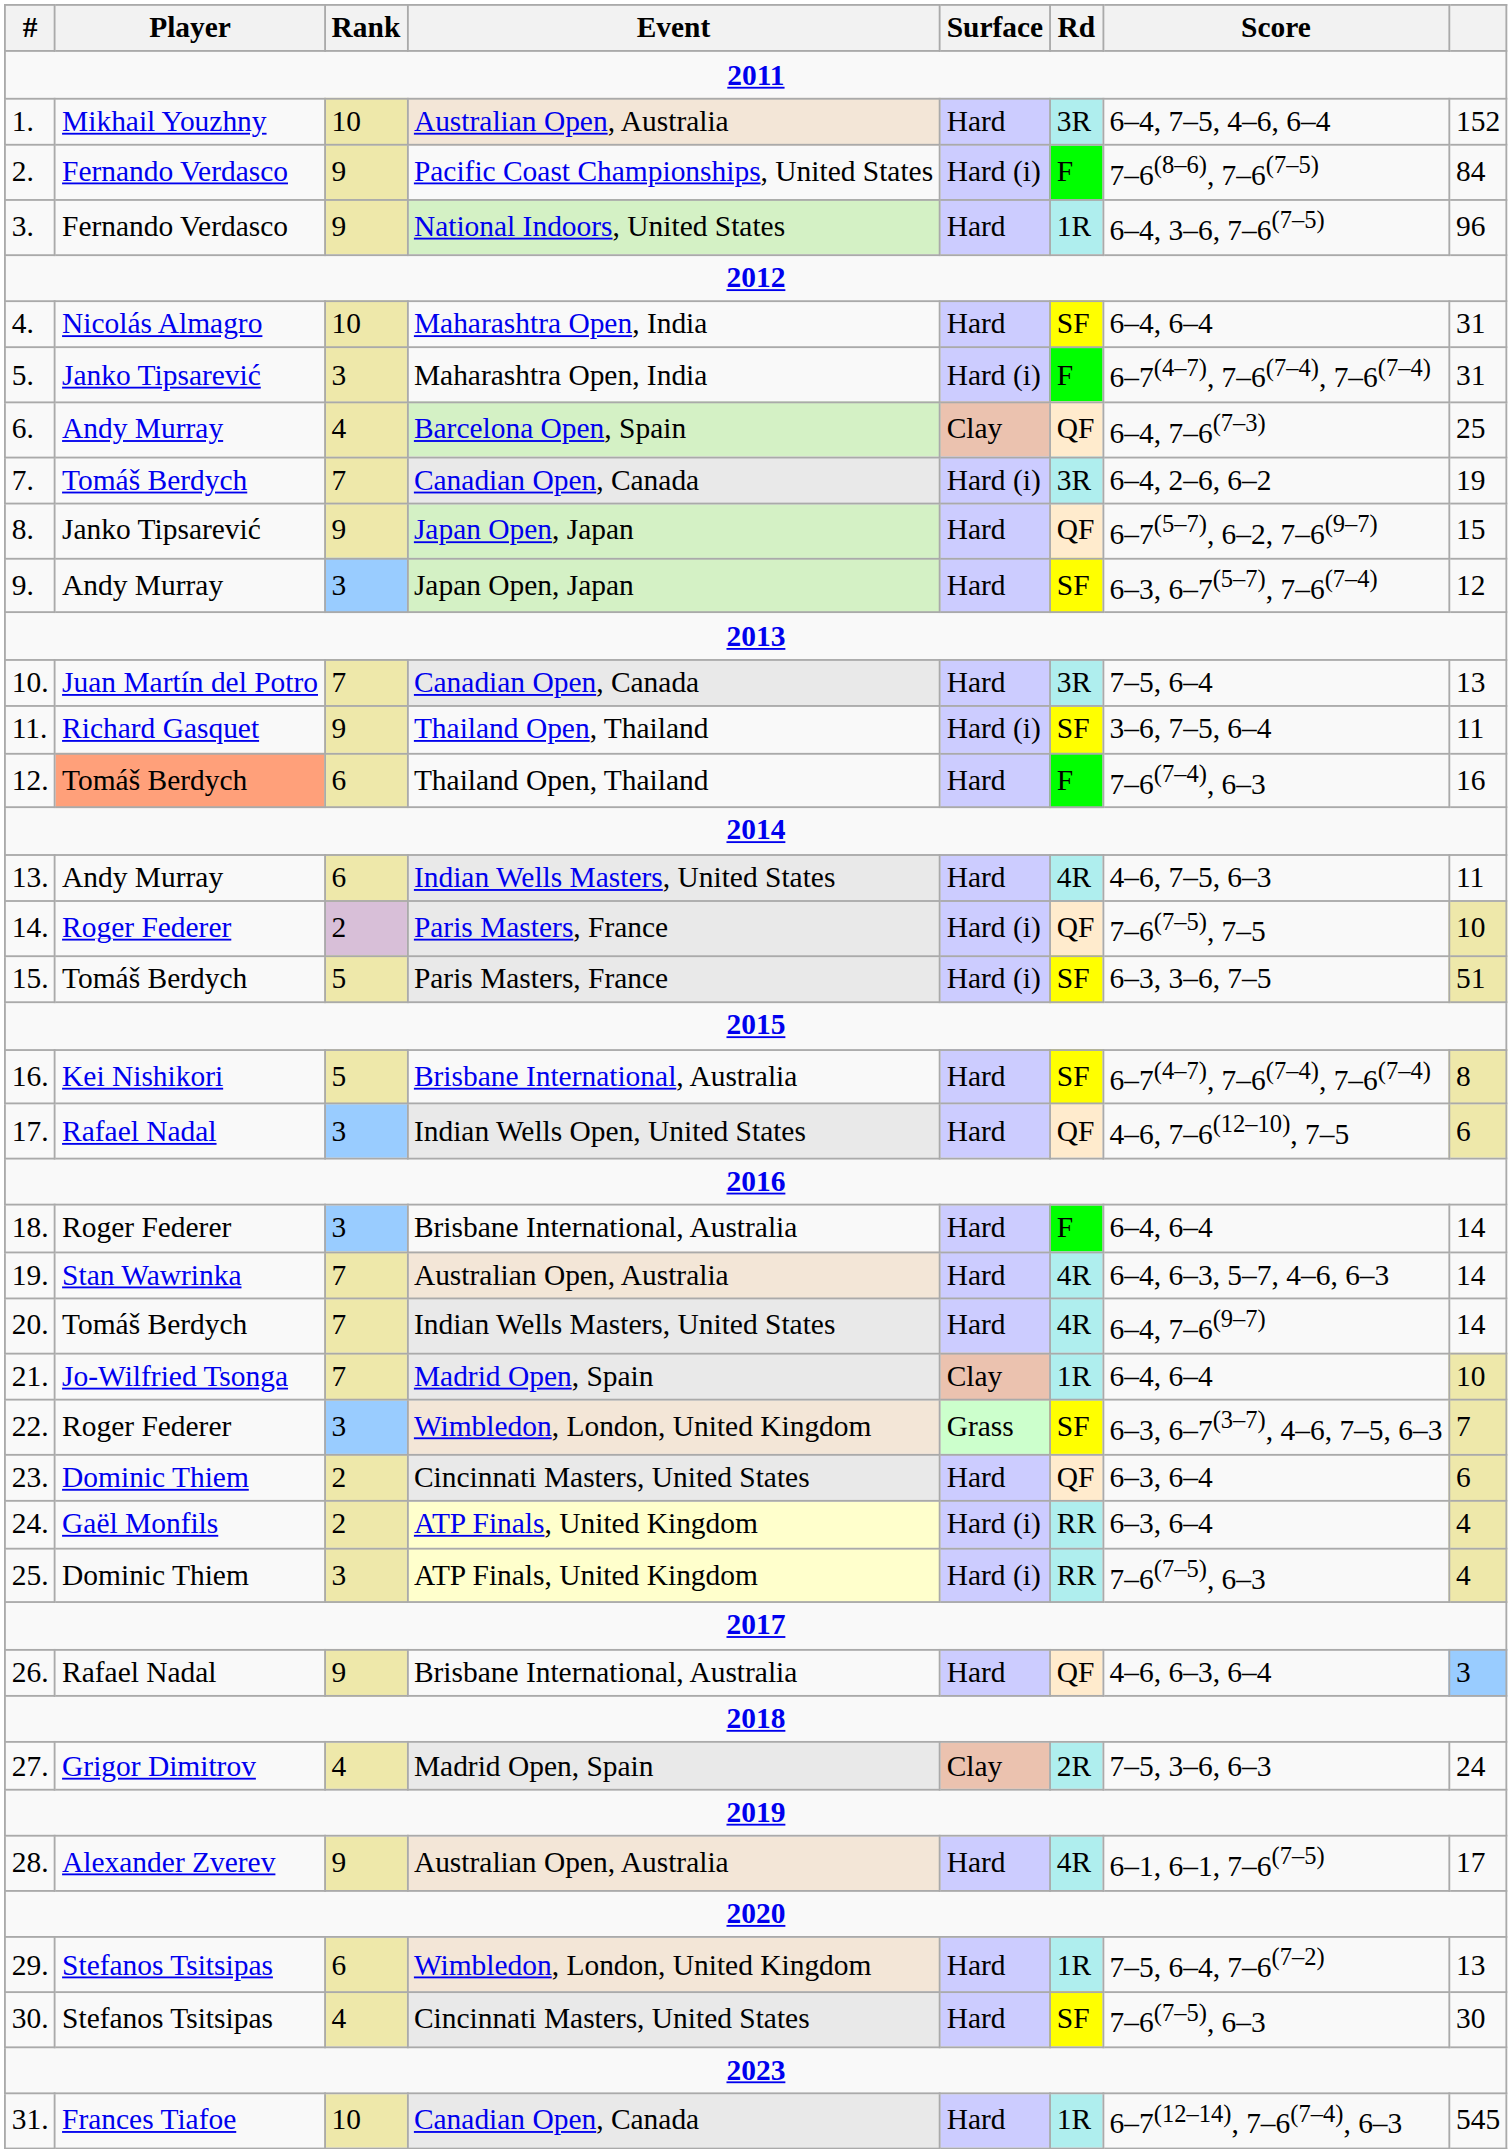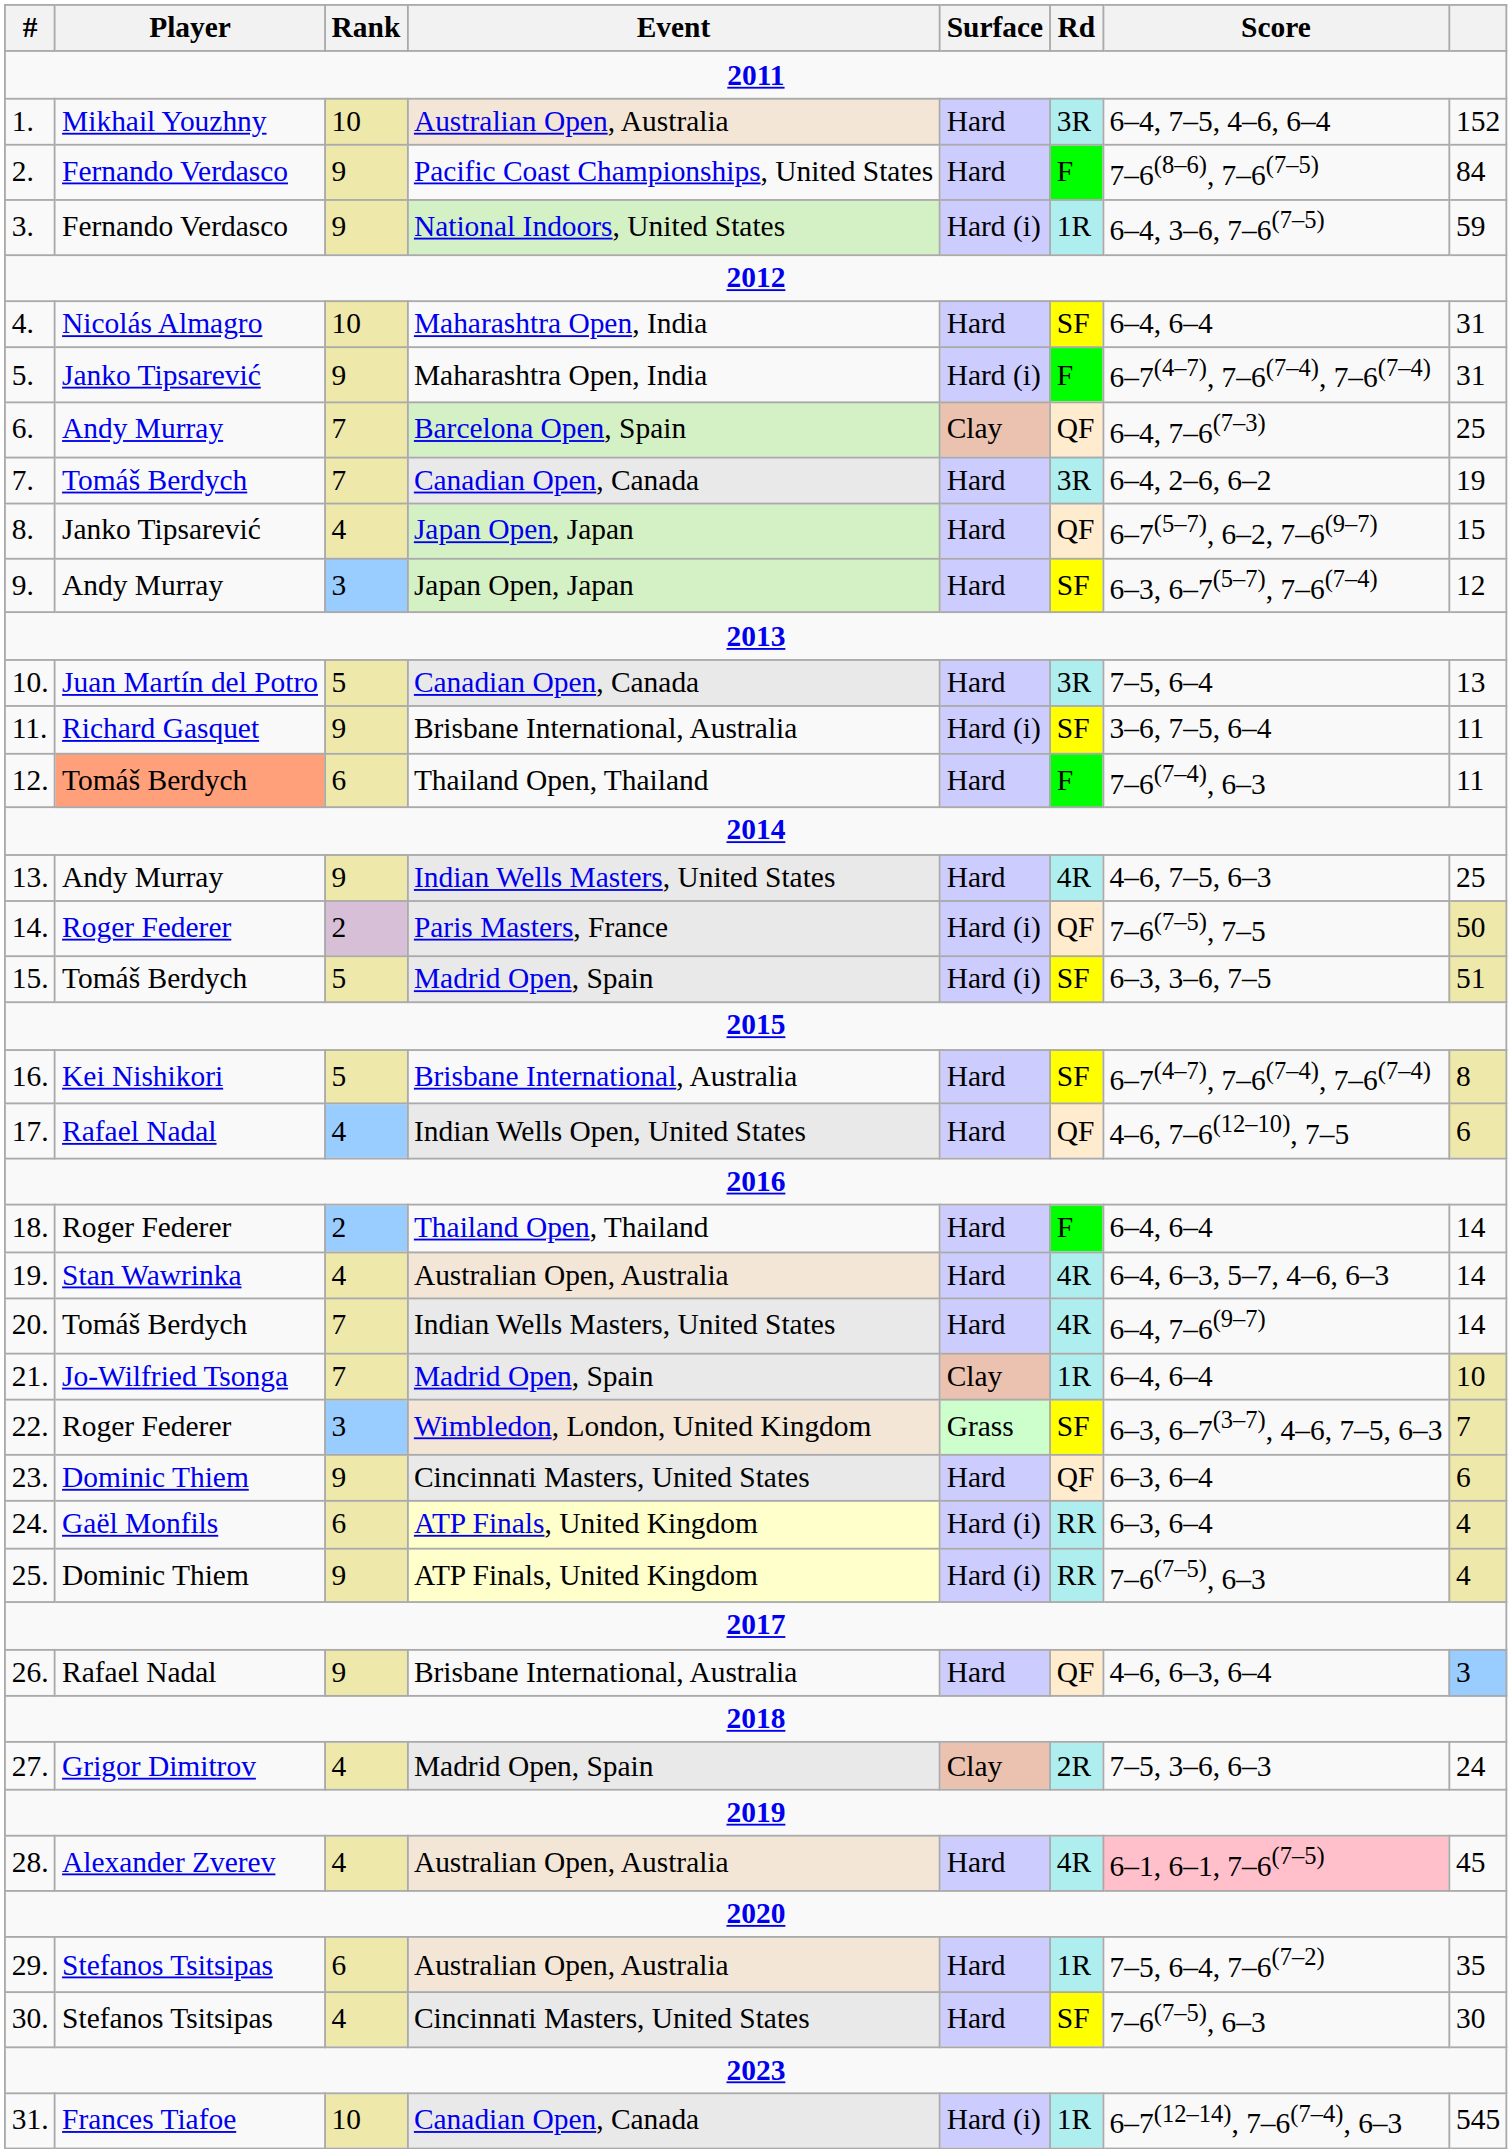(994, 171) Hard (i) -> (976, 171) Hard
(976, 226) Hard -> (994, 226) Hard (i)
(1471, 226) 96 -> (1471, 226) 59
(339, 374) 3 -> (339, 374) 9
(339, 429) 4 -> (339, 429) 7
(994, 479) Hard (i) -> (976, 479) Hard
(339, 530) 9 -> (339, 530) 4
(339, 682) 7 -> (339, 682) 5
(561, 729) Thailand Open, Thailand -> (606, 729) Brisbane International, Australia
(1471, 779) 16 -> (1470, 779) 11
(339, 877) 6 -> (339, 877) 9
(1470, 877) 11 -> (1471, 877) 25
(1471, 927) 10 -> (1471, 927) 50
(541, 978) Paris Masters, France -> (534, 978) Madrid Open, Spain
(339, 1130) 3 -> (339, 1130) 4
(339, 1228) 3 -> (339, 1228) 2
(606, 1228) Brisbane International, Australia -> (561, 1228) Thailand Open, Thailand
(339, 1274) 7 -> (339, 1274) 4
(339, 1477) 2 -> (339, 1477) 9
(339, 1524) 2 -> (339, 1524) 6
(339, 1574) 3 -> (339, 1574) 9
(339, 1862) 9 -> (339, 1862) 4
(1217, 1862) no background -> (1217, 1862) pink background
(1471, 1862) 17 -> (1471, 1862) 45
(643, 1964) Wimbledon, London, United Kingdom -> (571, 1964) Australian Open, Australia
(1471, 1964) 13 -> (1471, 1964) 35
(976, 2120) Hard -> (994, 2120) Hard (i)
